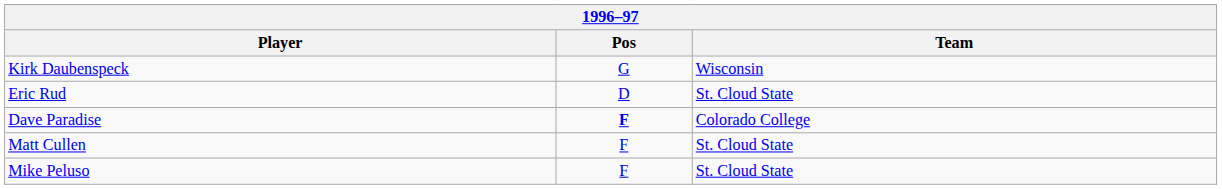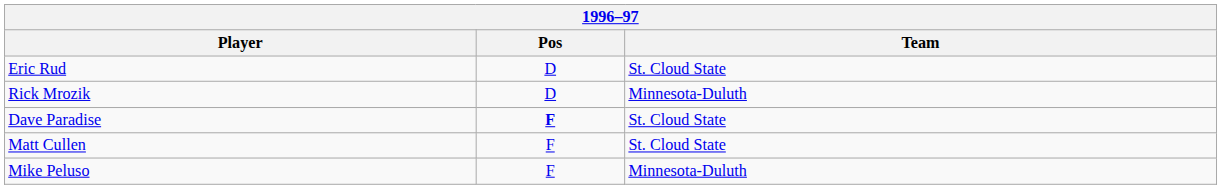- row: (69, 68)
+ row: (49, 94)
(753, 119) Colorado College -> (677, 119) St. Cloud State
(744, 171) St. Cloud State -> (688, 171) Minnesota-Duluth
